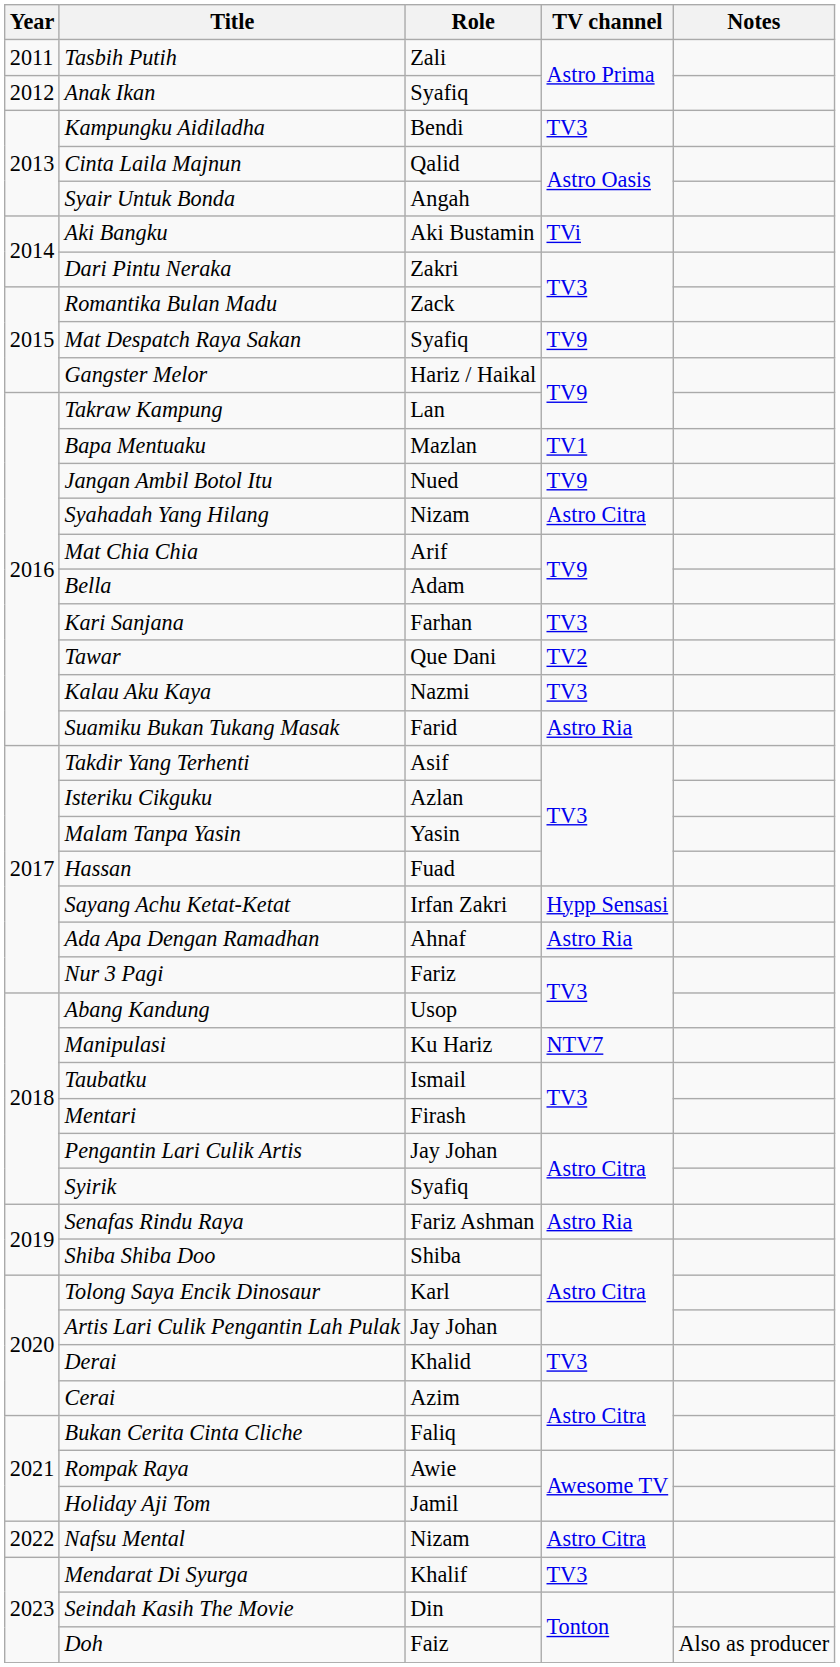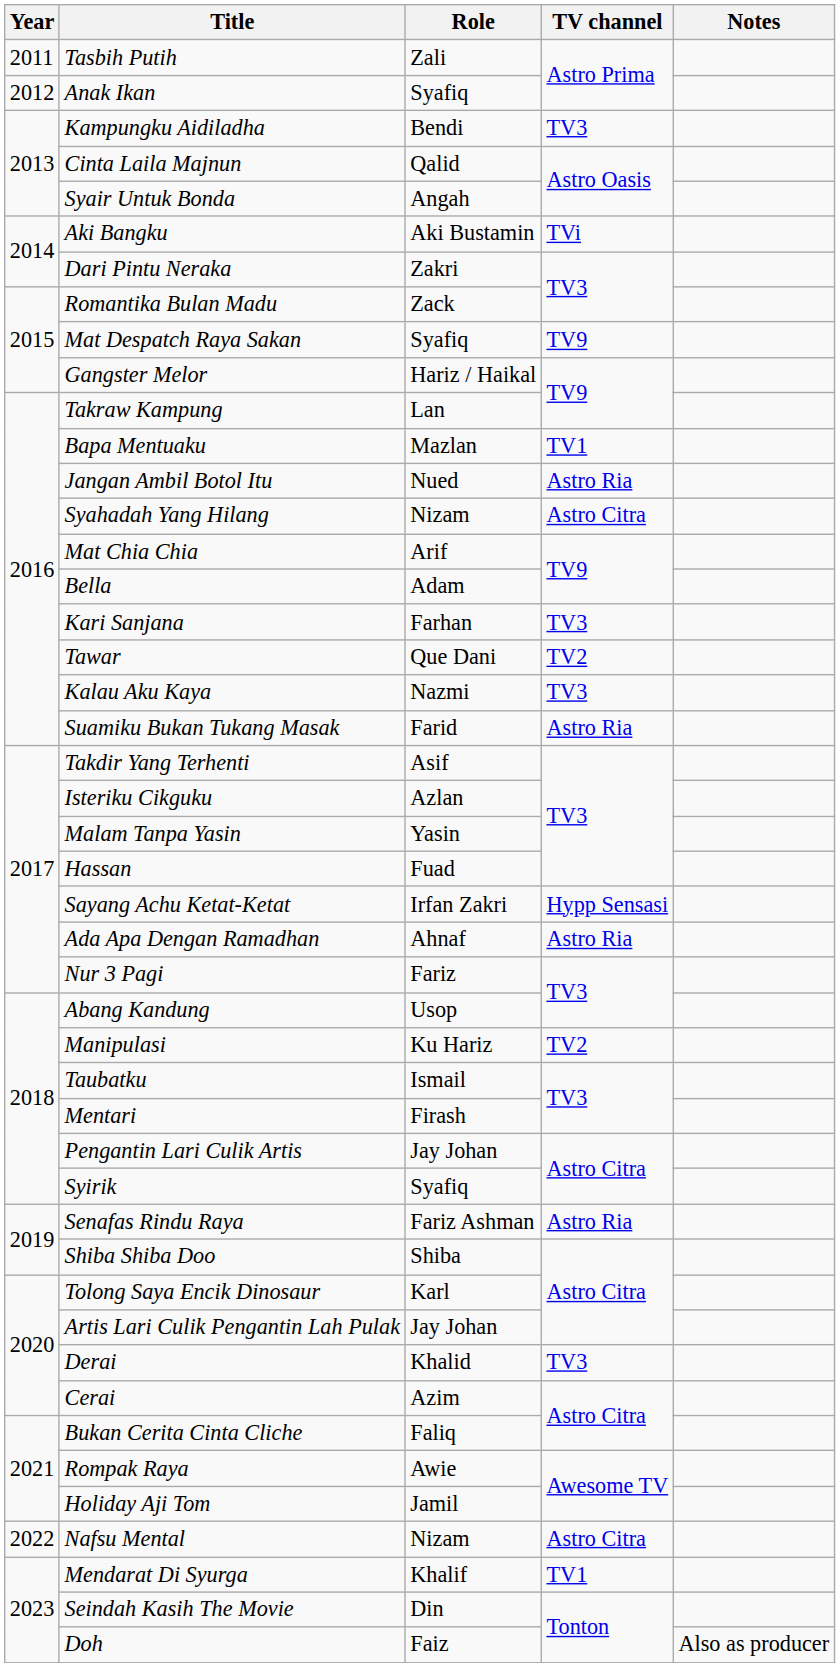(567, 480) TV9 -> (589, 480) Astro Ria
(575, 1045) NTV7 -> (567, 1045) TV2
(567, 1574) TV3 -> (567, 1574) TV1
